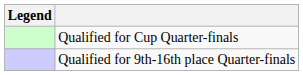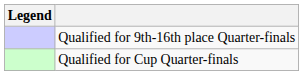rows swapped: (148, 37) <-> (177, 59)
